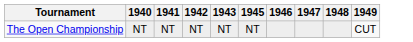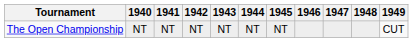+ column: (253, 13)
